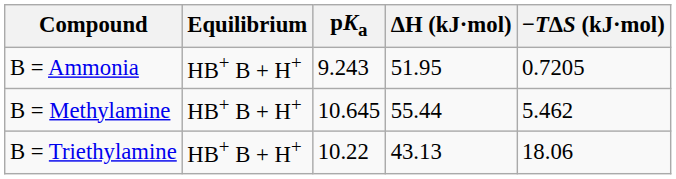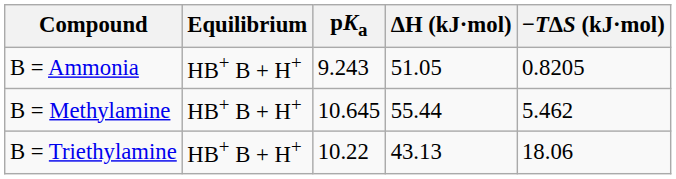(416, 67) 51.95 -> (416, 67) 51.05
(553, 67) 0.7205 -> (553, 67) 0.8205
